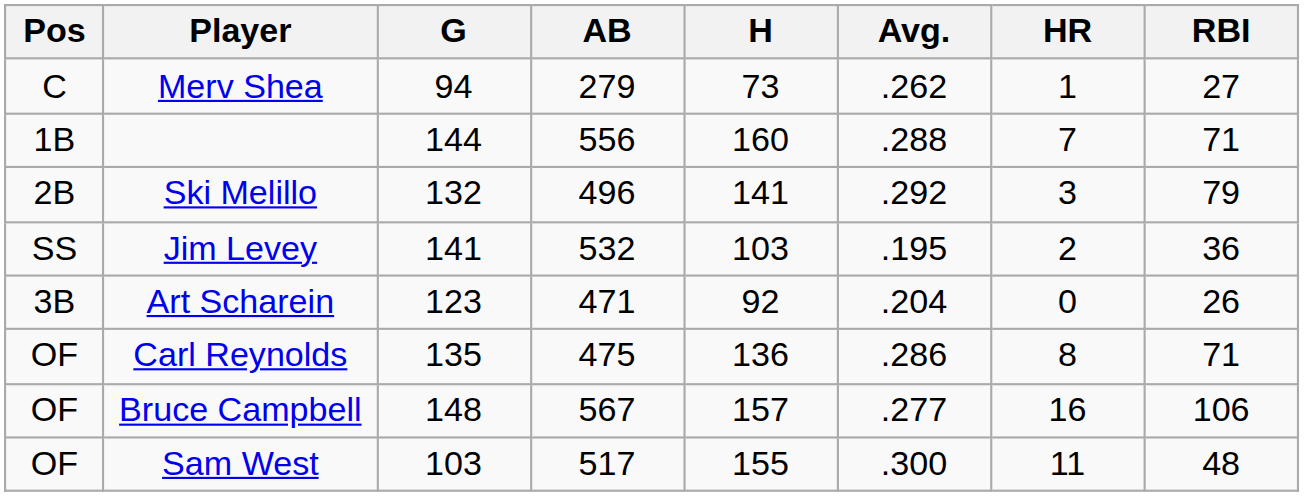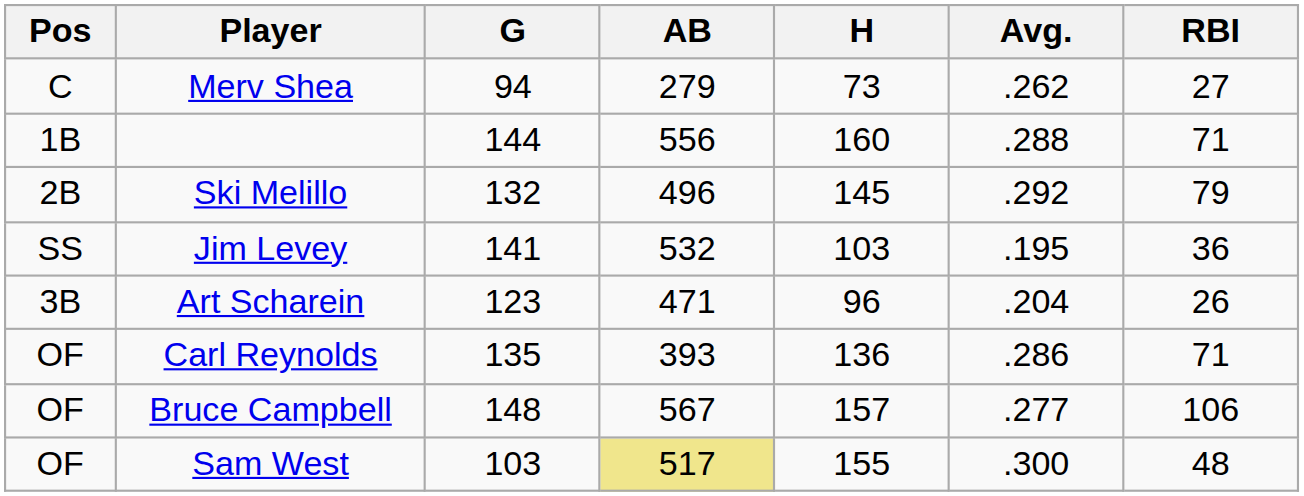- column: (1068, 31)
(761, 193) 141 -> (862, 193) 145
(761, 301) 92 -> (862, 301) 96
(607, 355) 475 -> (687, 355) 393
(607, 463) no background -> (687, 463) khaki background
